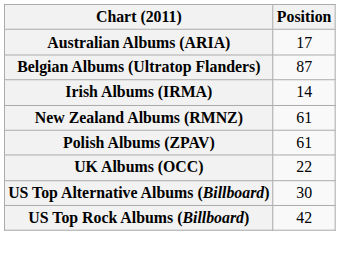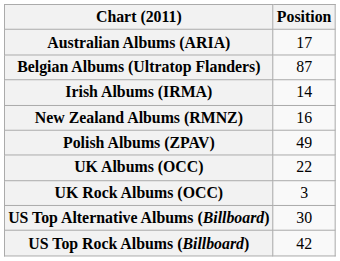(304, 117) 61 -> (304, 117) 16
(304, 142) 61 -> (304, 142) 49
+ row: (139, 192)
